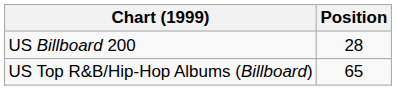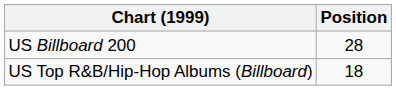(354, 71) 65 -> (354, 71) 18
